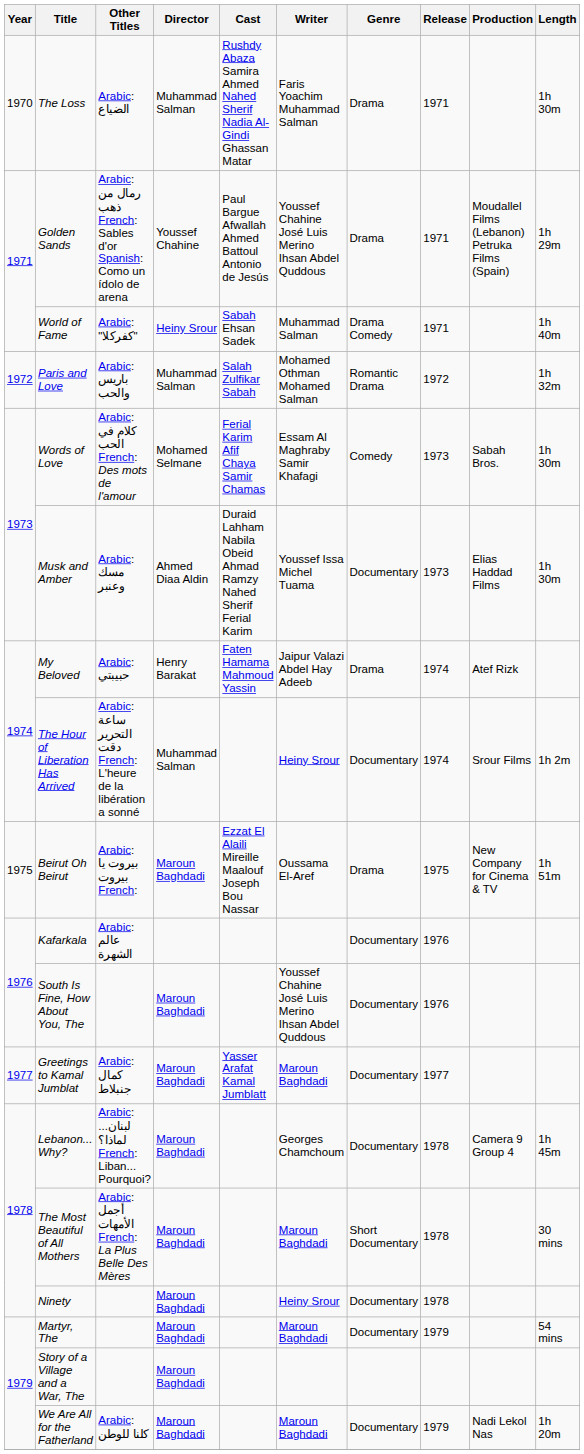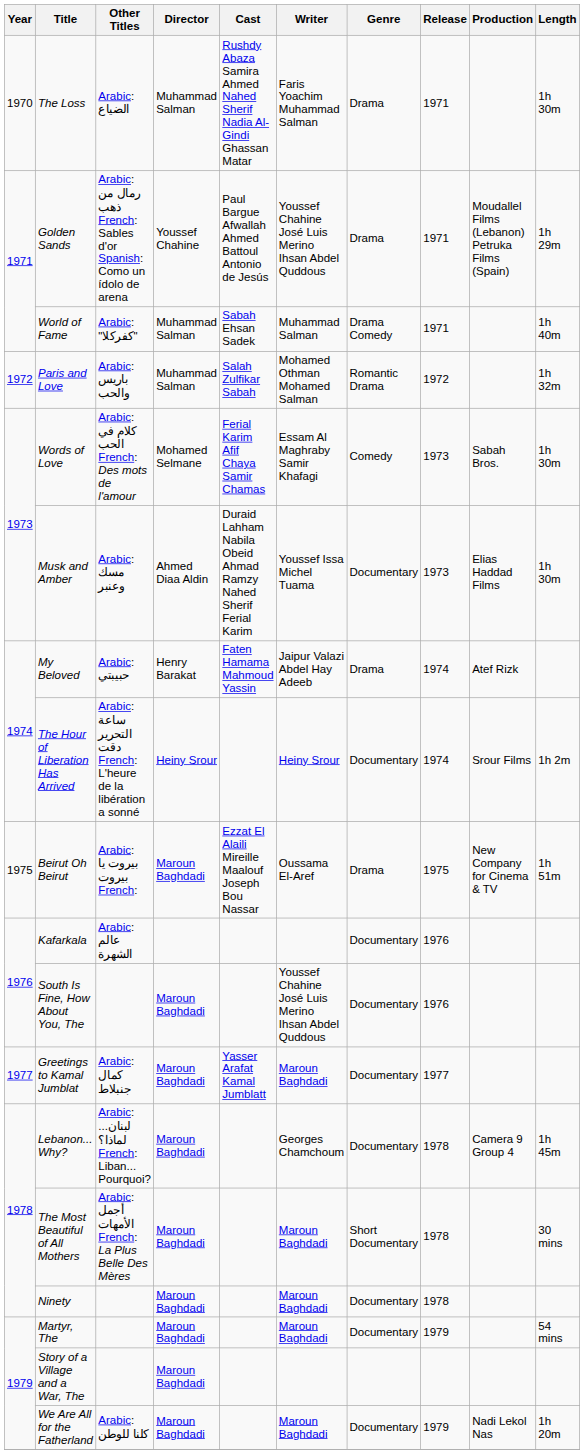(187, 329) Heiny Srour -> (187, 329) Muhammad Salman
(187, 759) Muhammad Salman -> (187, 759) Heiny Srour
(309, 1301) Heiny Srour -> (303, 1301) Maroun Baghdadi
